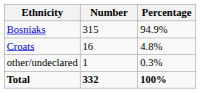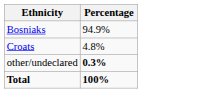- column: (109, 12)
(151, 63) normal -> (94, 63) bold
